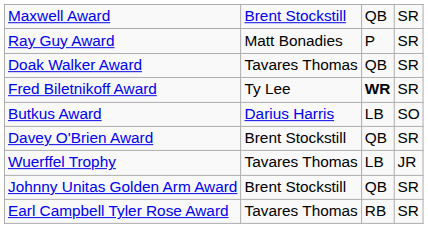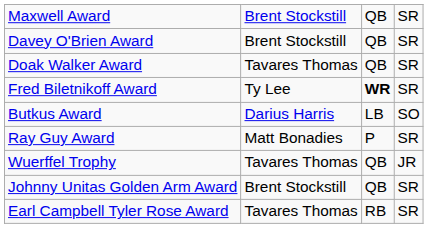rows swapped: (81, 138) <-> (61, 41)
(374, 162) LB -> (376, 162) QB
